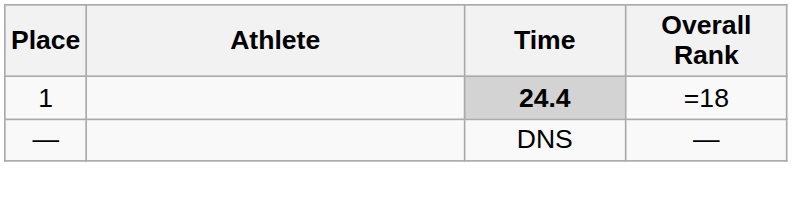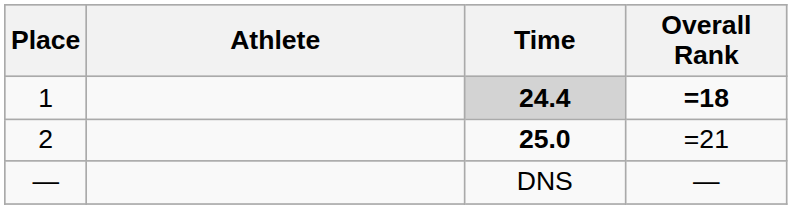(706, 97) normal -> (706, 97) bold
+ row: (46, 139)
